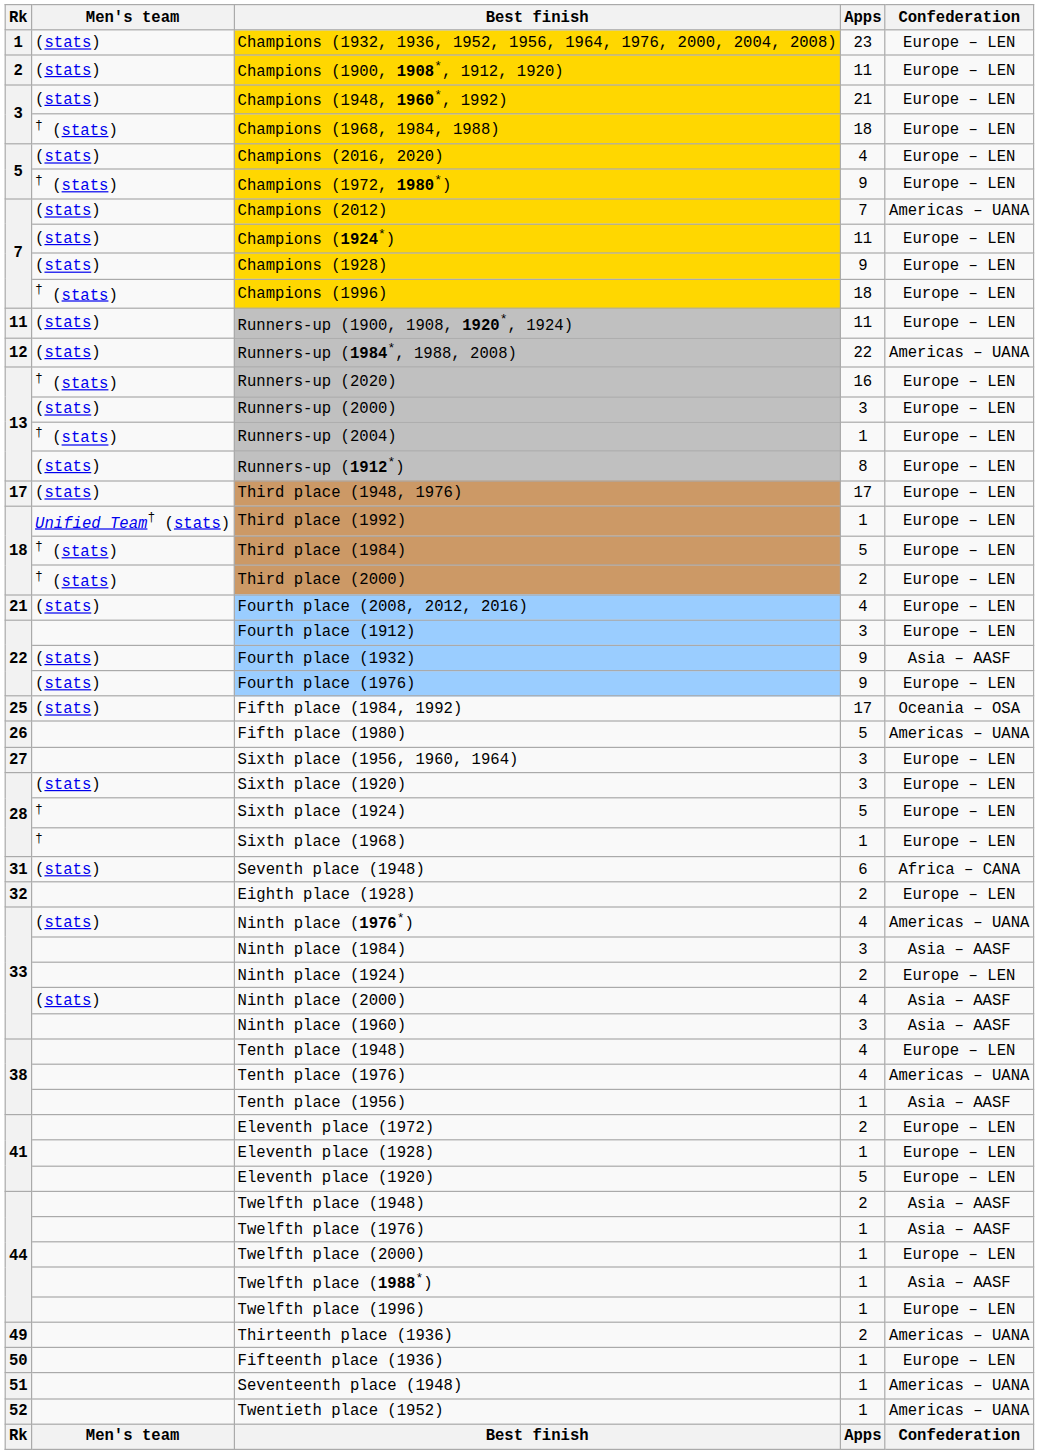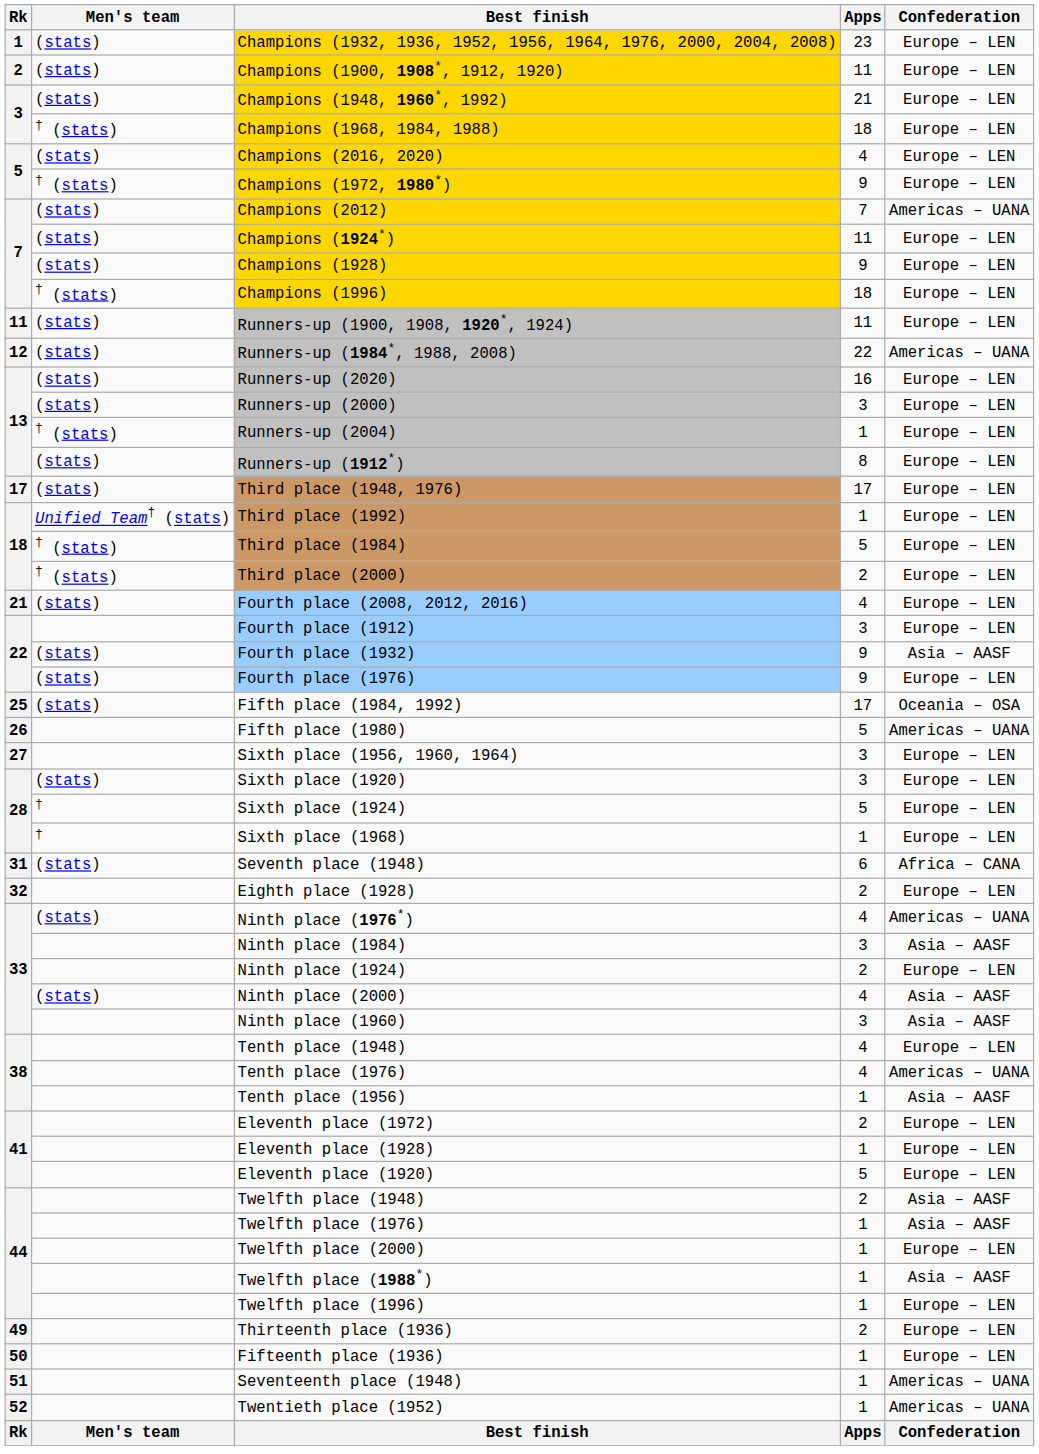(76, 382) † (stats) -> (68, 380) (stats)
(959, 1335) Americas – UANA -> (959, 1331) Europe – LEN
